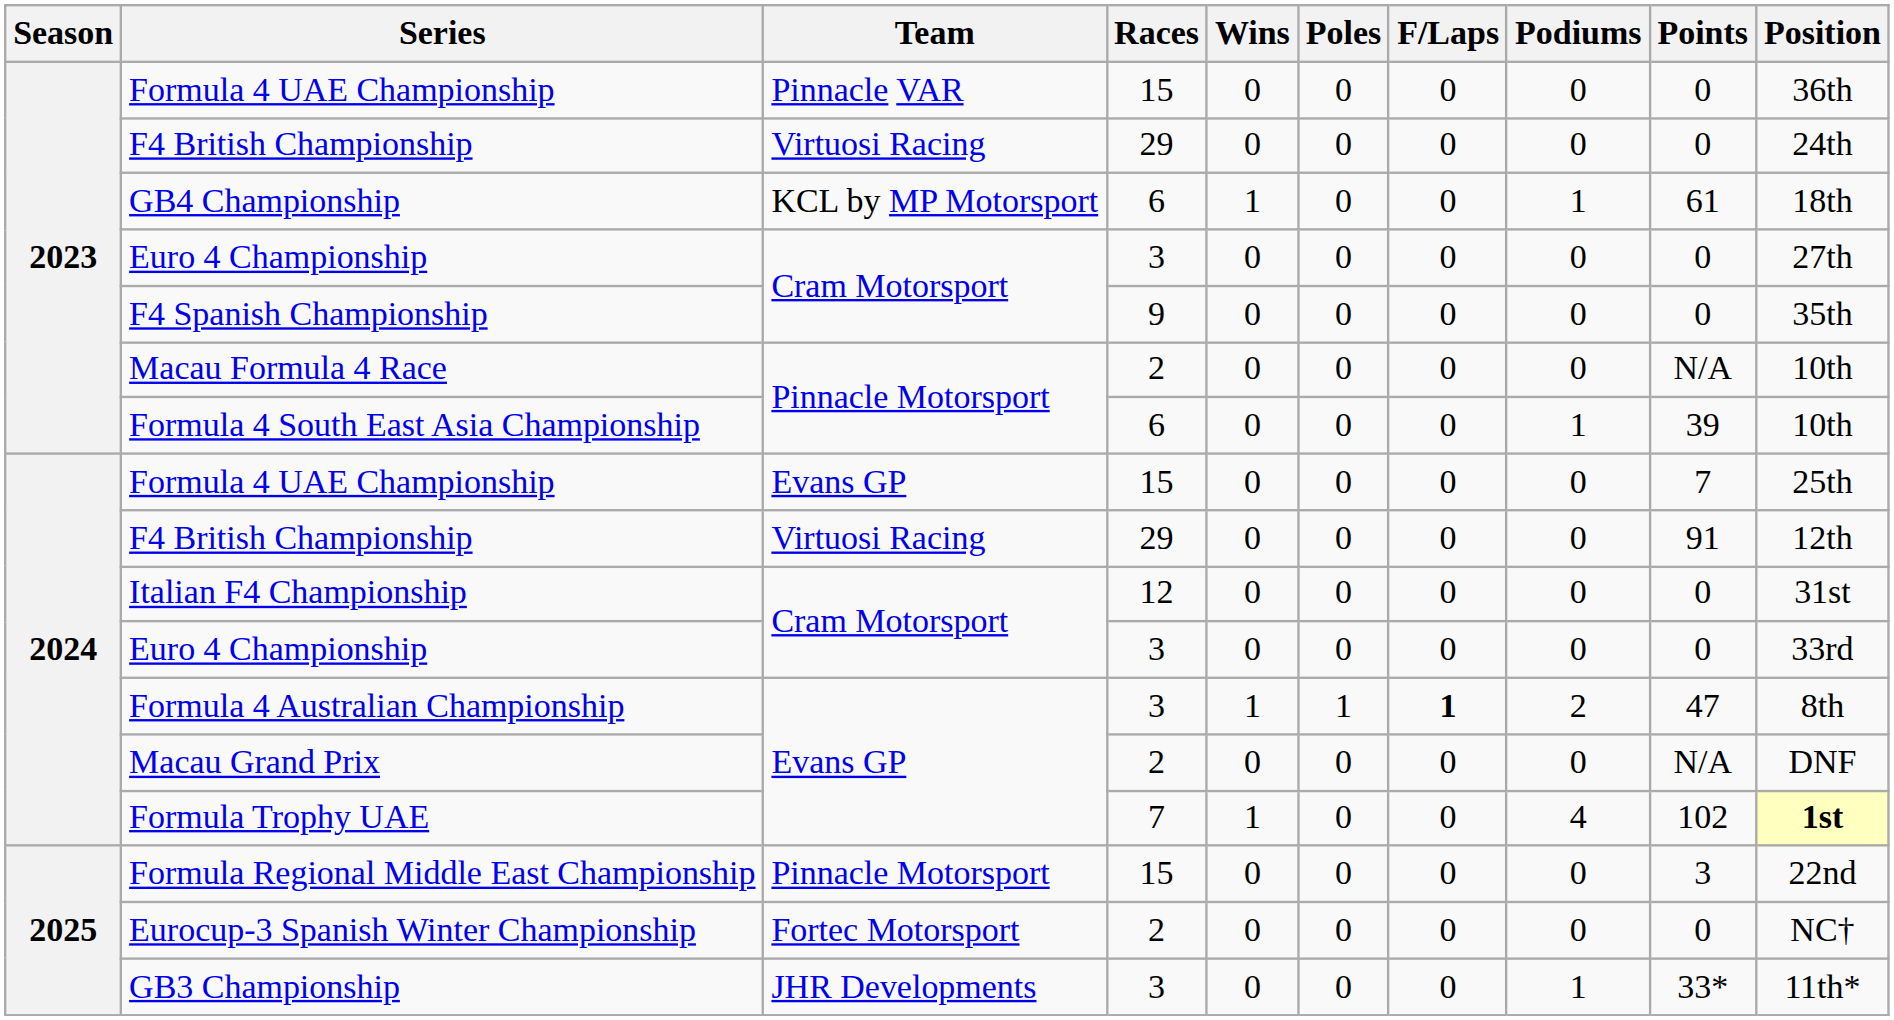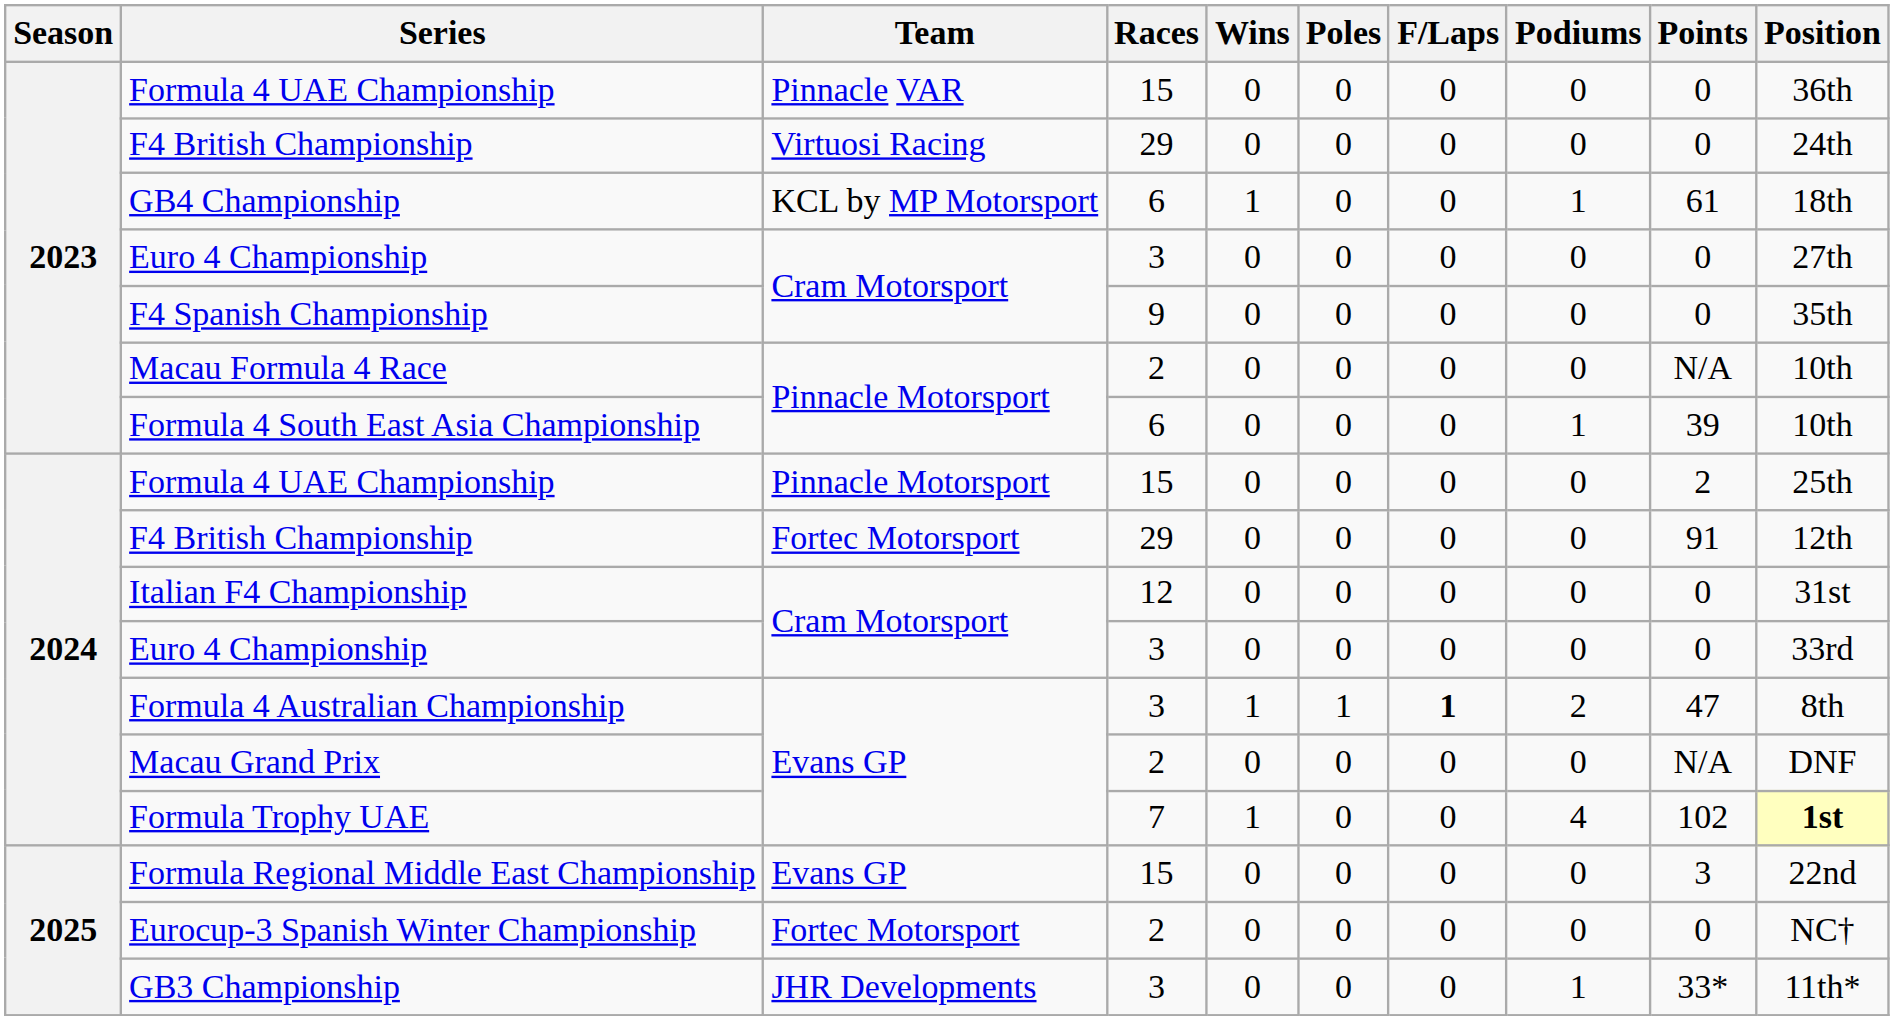(839, 481) Evans GP -> (911, 481) Pinnacle Motorsport
(1703, 481) 7 -> (1703, 481) 2
(878, 537) Virtuosi Racing -> (895, 537) Fortec Motorsport
(911, 873) Pinnacle Motorsport -> (839, 873) Evans GP
